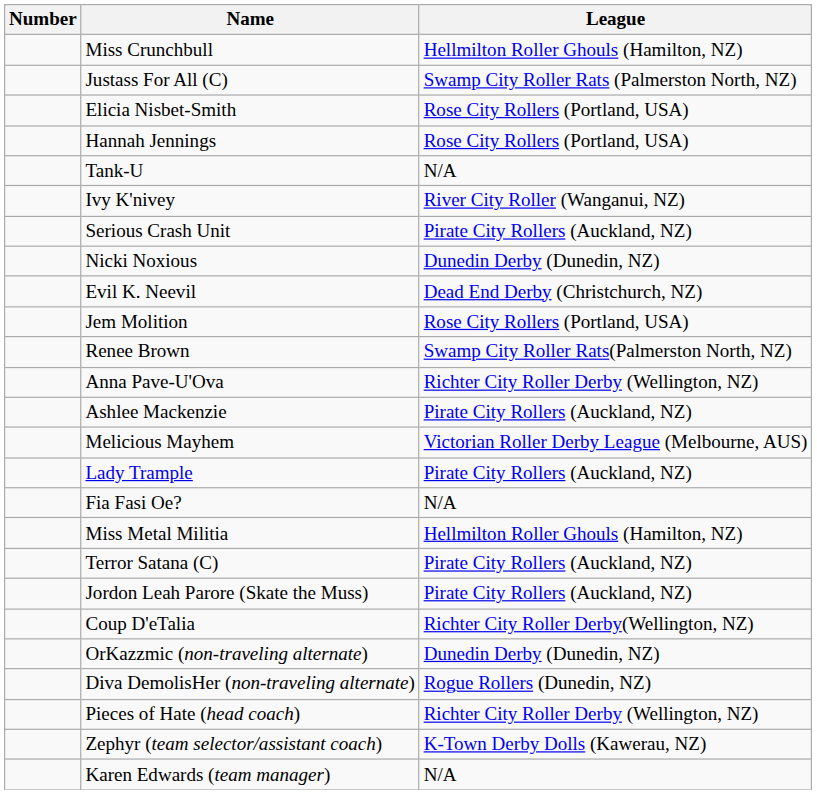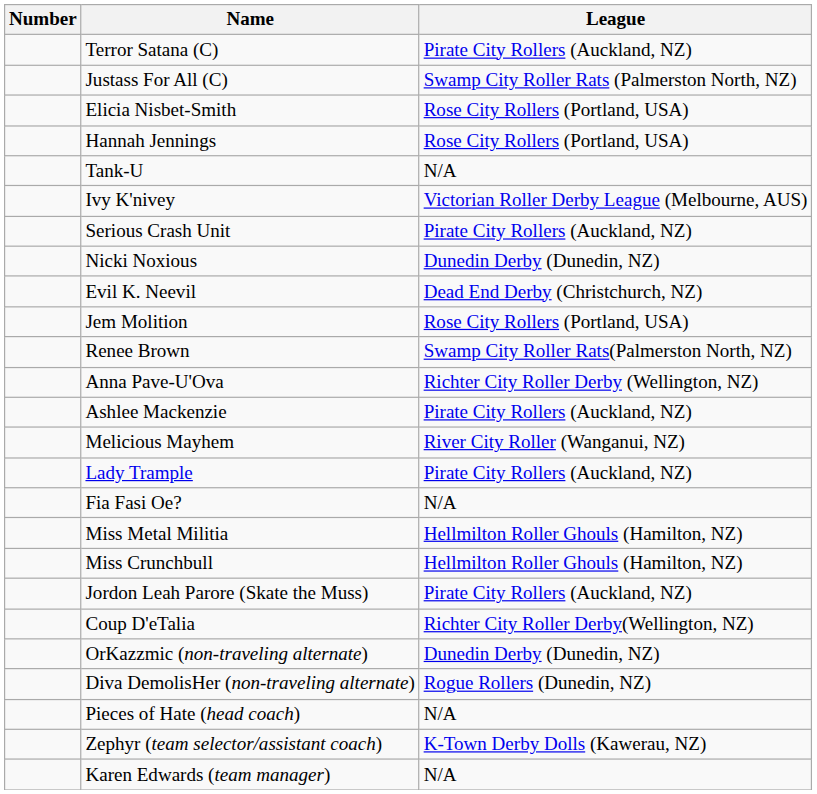rows swapped: (152, 563) <-> (149, 49)
(554, 200) River City Roller (Wanganui, NZ) -> (616, 200) Victorian Roller Derby League (Melbourne, AUS)
(616, 442) Victorian Roller Derby League (Melbourne, AUS) -> (554, 442) River City Roller (Wanganui, NZ)
(591, 714) Richter City Roller Derby (Wellington, NZ) -> (440, 714) N/A
